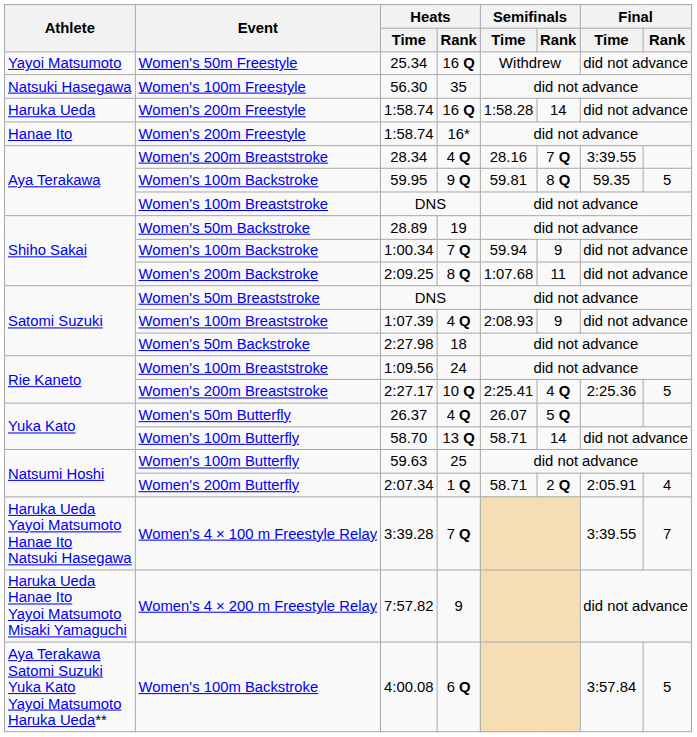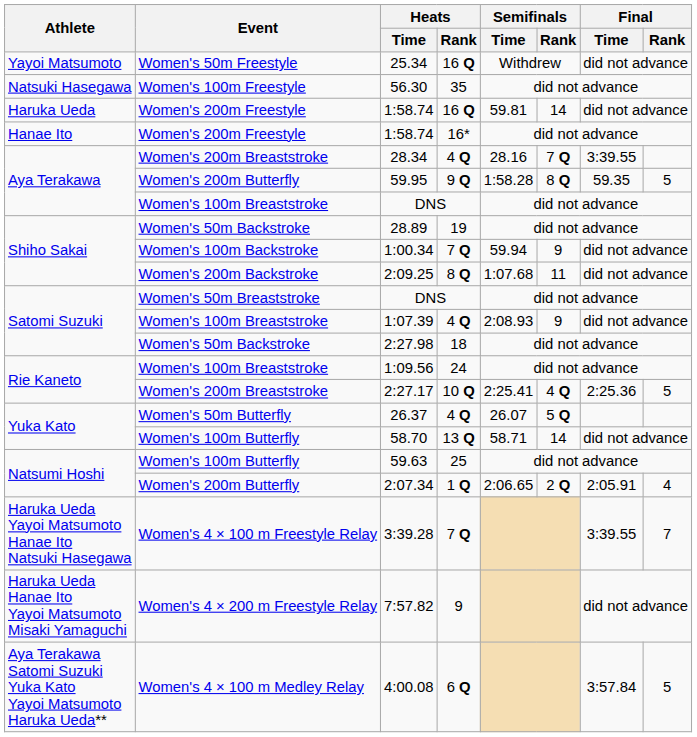(508, 110) 1:58.28 -> (508, 110) 59.81
(228, 181) Women's 100m Backstroke -> (219, 181) Women's 200m Butterfly
(508, 181) 59.81 -> (508, 181) 1:58.28
(508, 485) 58.71 -> (508, 485) 2:06.65
(228, 687) Women's 100m Backstroke -> (251, 687) Women's 4 × 100 m Medley Relay
